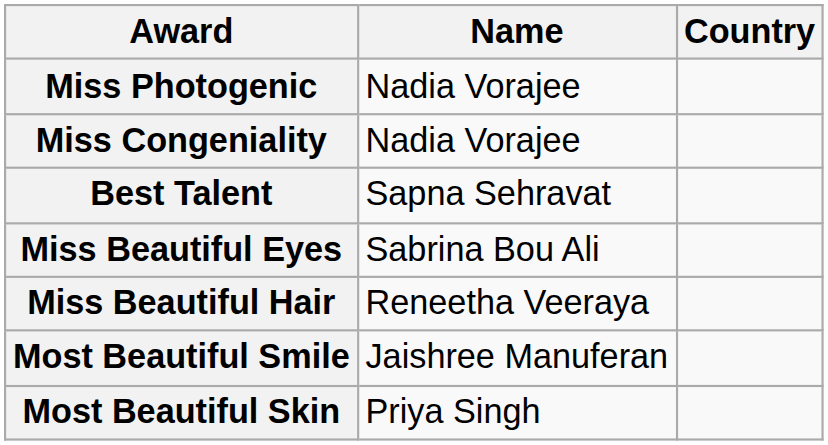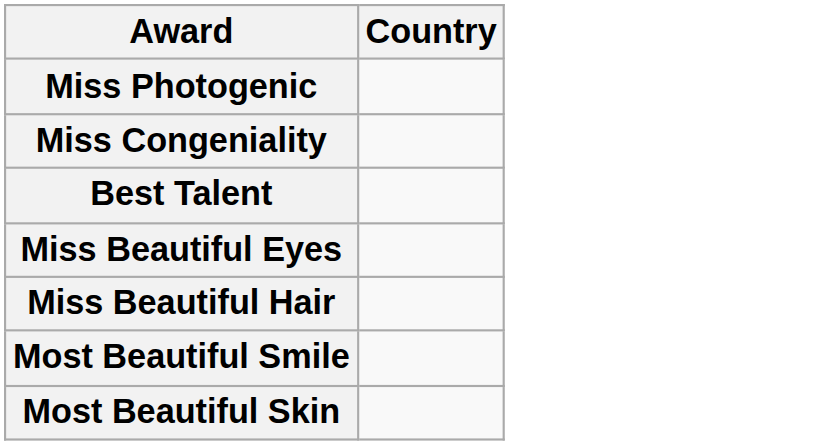- column: (517, 31)
